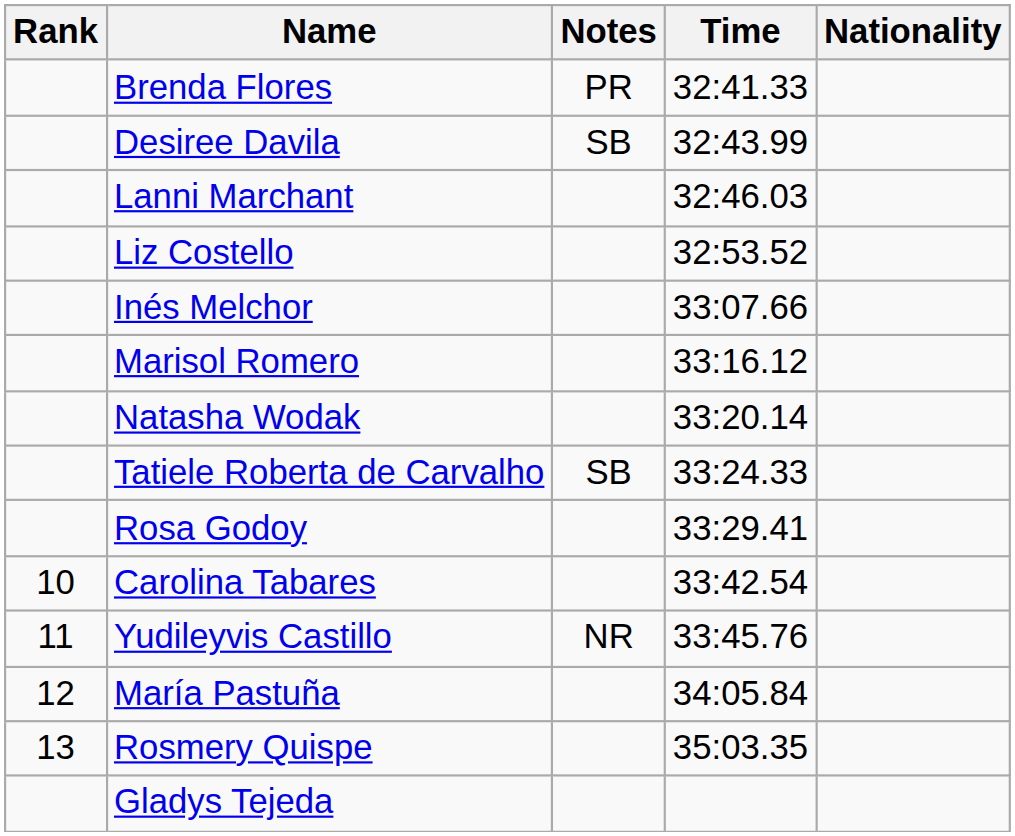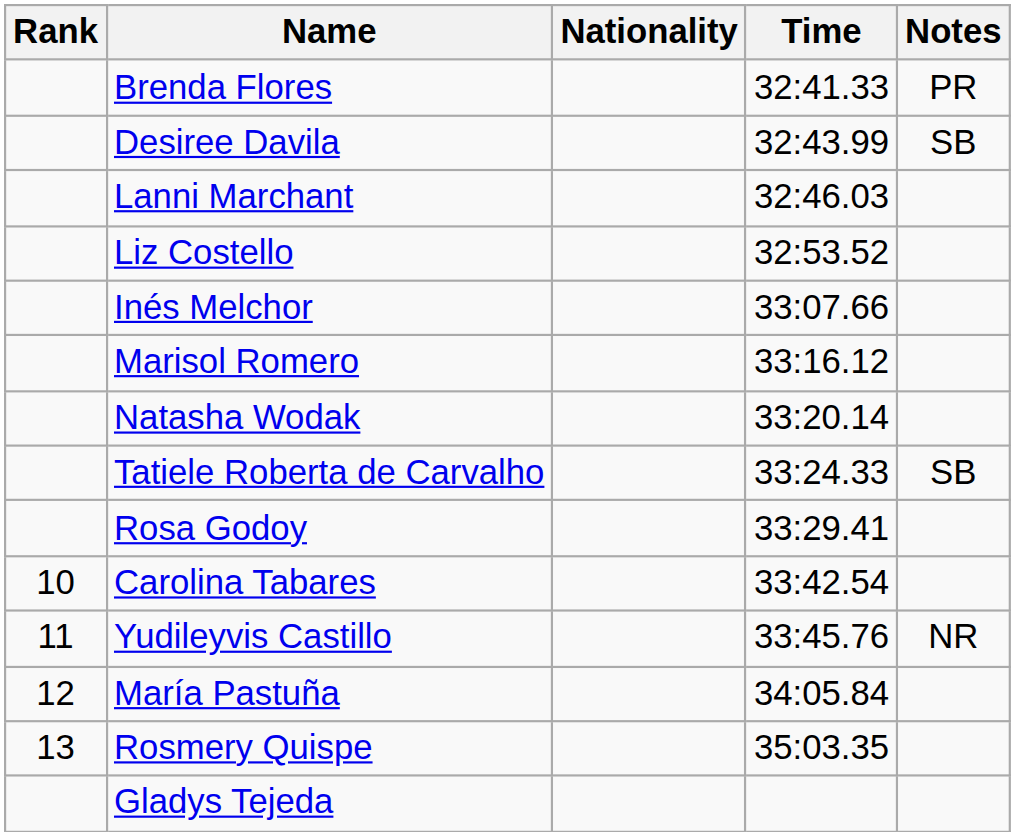columns swapped: (913, 32) <-> (609, 32)
